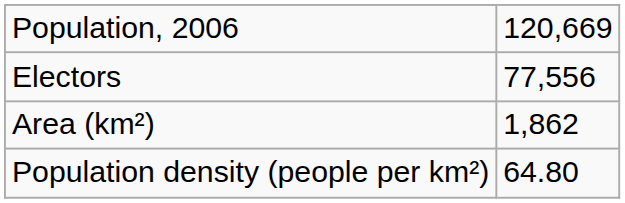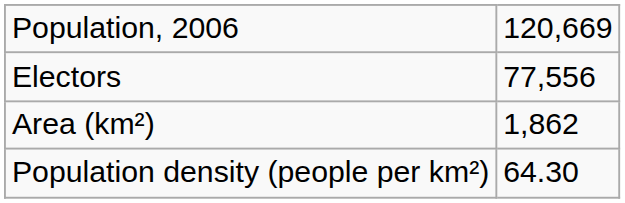(541, 172) 64.80 -> (541, 172) 64.30
